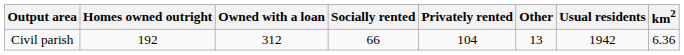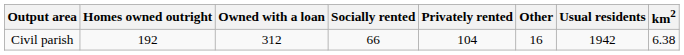(536, 39) 13 -> (536, 39) 16
(664, 39) 6.36 -> (664, 39) 6.38
